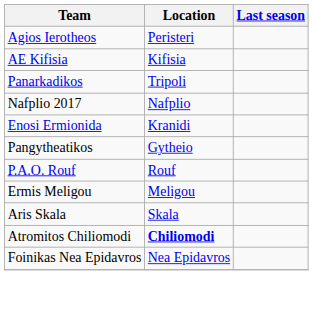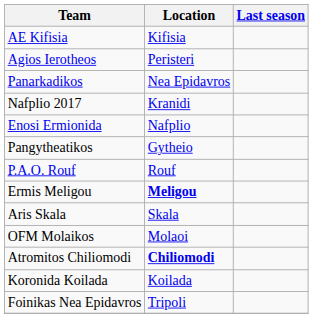rows swapped: (52, 37) <-> (38, 59)
(167, 81) Tripoli -> (189, 81) Nea Epidavros
(169, 103) Nafplio -> (169, 103) Kranidi
(169, 125) Kranidi -> (169, 125) Nafplio
(171, 192) normal -> (172, 192) bold
+ row: (51, 236)
+ row: (58, 280)
(189, 258) Nea Epidavros -> (167, 302) Tripoli
